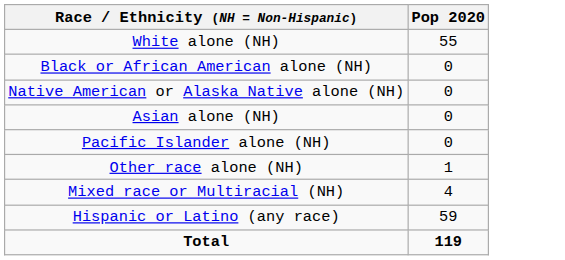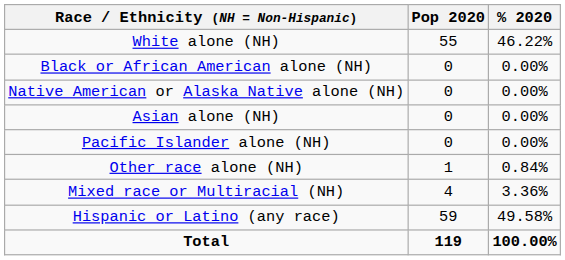+ column: (525, 17)
